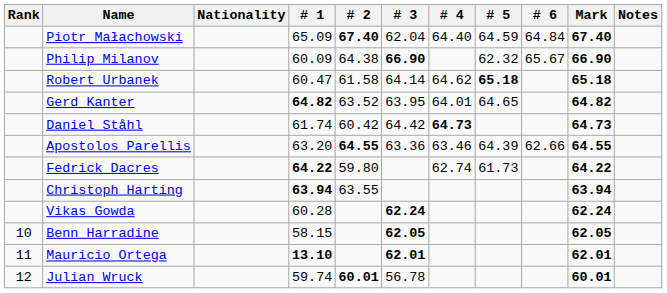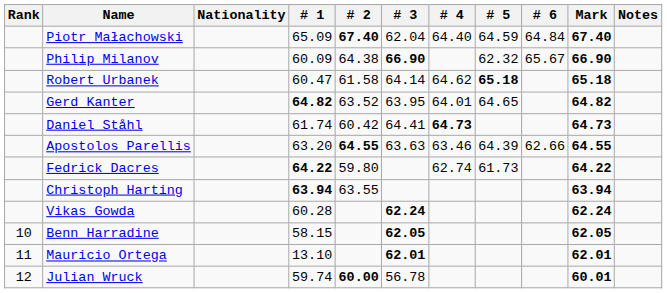(405, 125) 64.42 -> (405, 125) 64.41
(405, 146) 63.36 -> (405, 146) 63.63
(312, 255) bold -> (312, 255) normal
(359, 277) 60.01 -> (359, 277) 60.00
